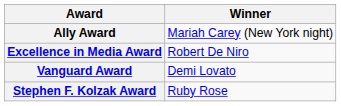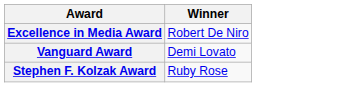- row: (85, 33)
